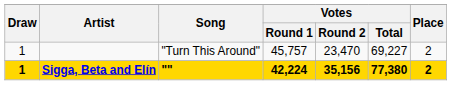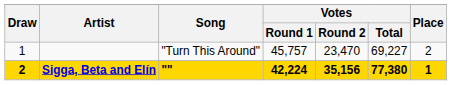(22, 70) 1 -> (22, 70) 2
(428, 70) 2 -> (428, 70) 1
